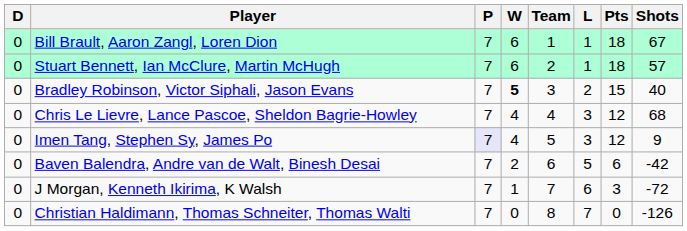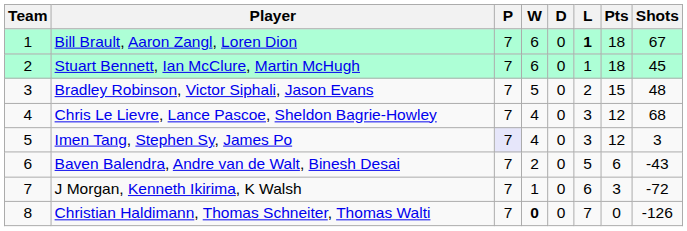columns swapped: (551, 16) <-> (18, 16)
(588, 41) normal -> (588, 41) bold
(657, 66) 57 -> (657, 66) 45
(515, 90) bold -> (535, 90) normal
(657, 90) 40 -> (657, 90) 48
(657, 139) 9 -> (657, 139) 3
(657, 164) -42 -> (657, 164) -43
(515, 213) normal -> (535, 213) bold
